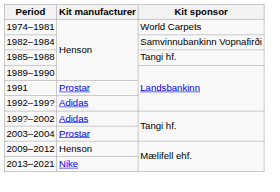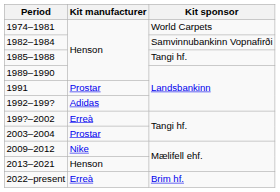(74, 118) Adidas -> (81, 118) Erreà
(76, 149) Henson -> (79, 149) Nike
(69, 164) Nike -> (86, 164) Henson
+ row: (36, 179)
